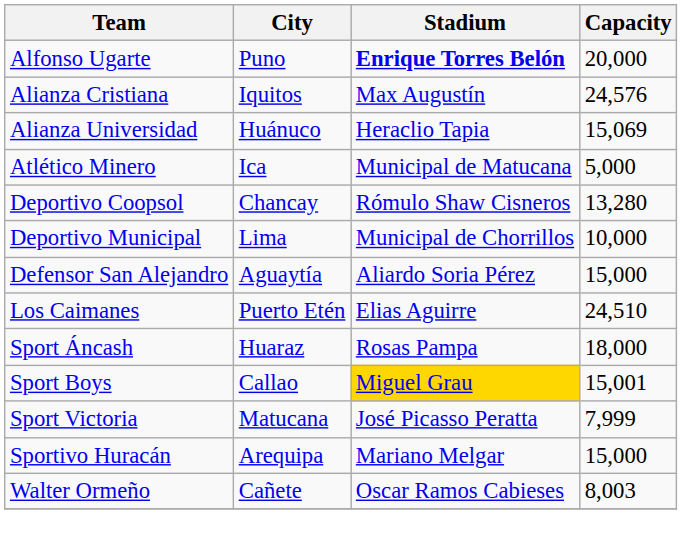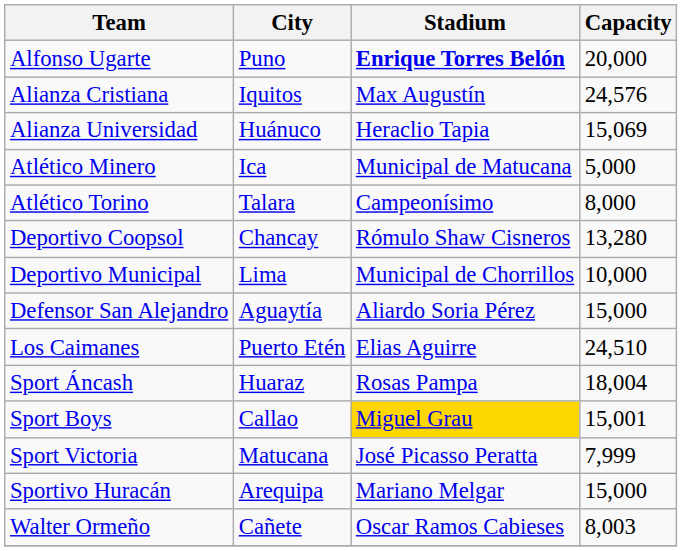+ row: (79, 202)
(616, 346) 18,000 -> (616, 382) 18,004
